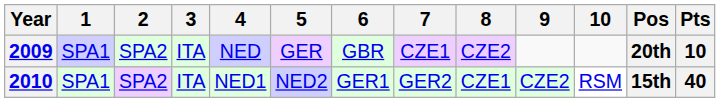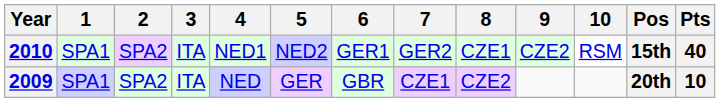rows swapped: (31, 50) <-> (31, 81)
